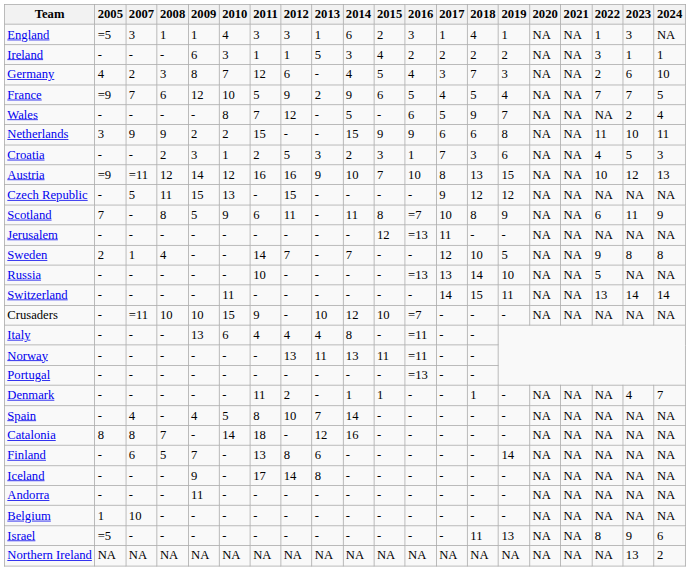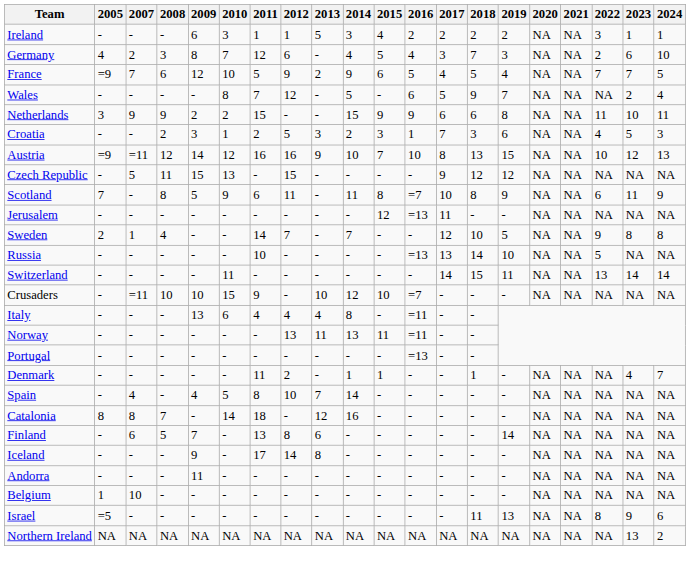- row: (28, 34)
